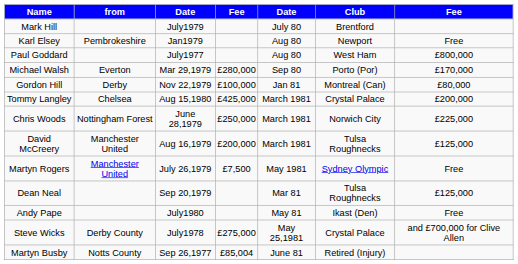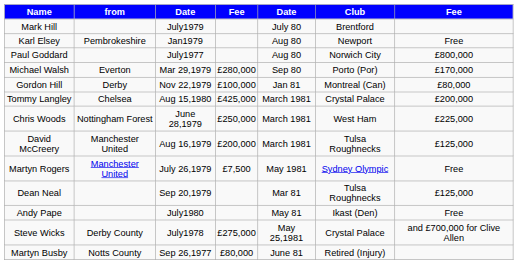(355, 56) West Ham -> (355, 56) Norwich City
(355, 119) Norwich City -> (355, 119) West Ham
(237, 252) £85,004 -> (237, 252) £80,000
